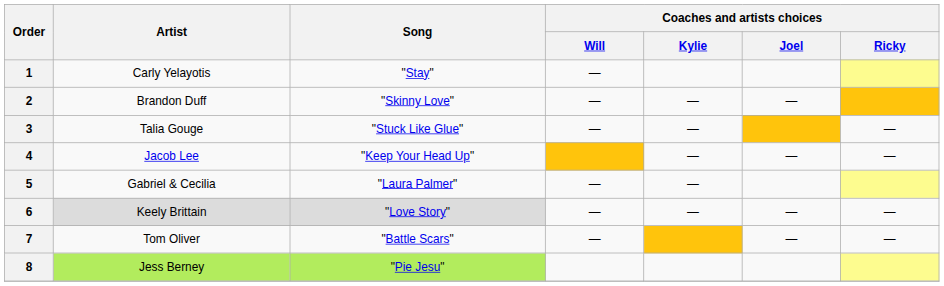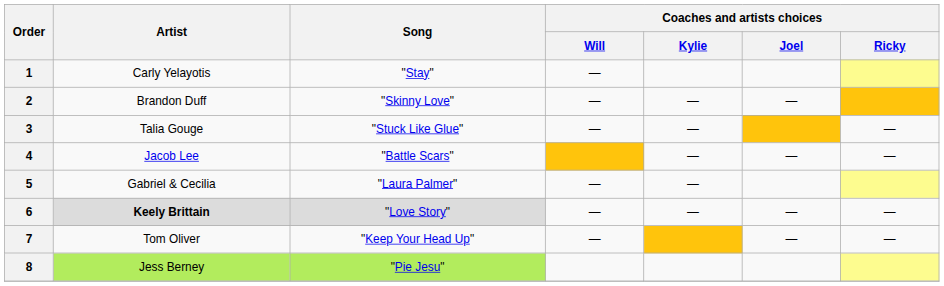(418, 156) "Keep Your Head Up" -> (418, 156) "Battle Scars"
(172, 211) normal -> (172, 211) bold
(418, 239) "Battle Scars" -> (418, 239) "Keep Your Head Up"
